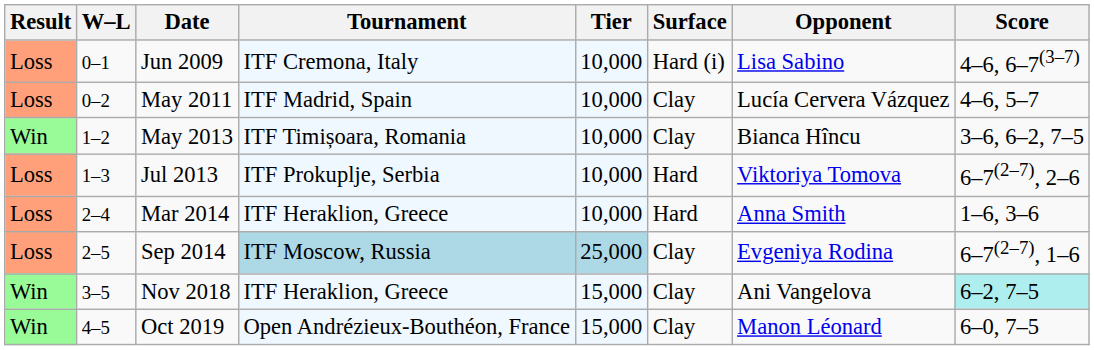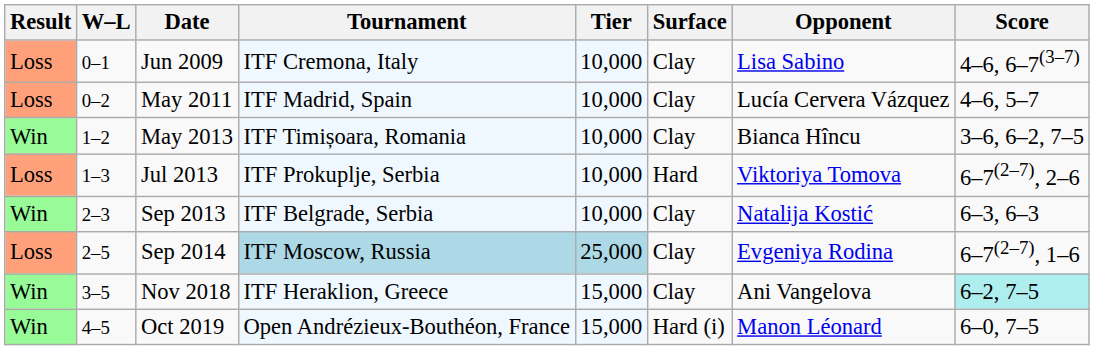(689, 61) Hard (i) -> (674, 61) Clay
+ row: (183, 213)
- row: (185, 213)
(674, 326) Clay -> (689, 326) Hard (i)
